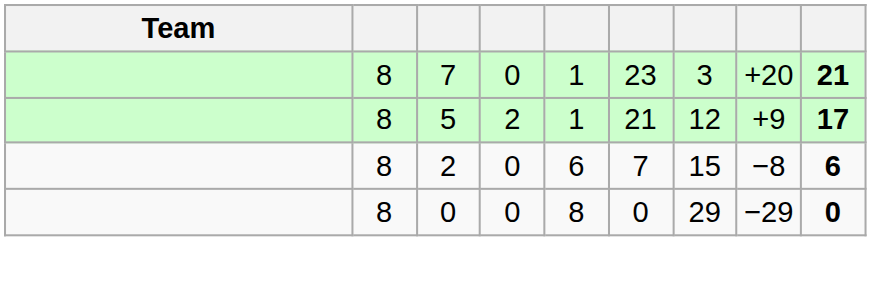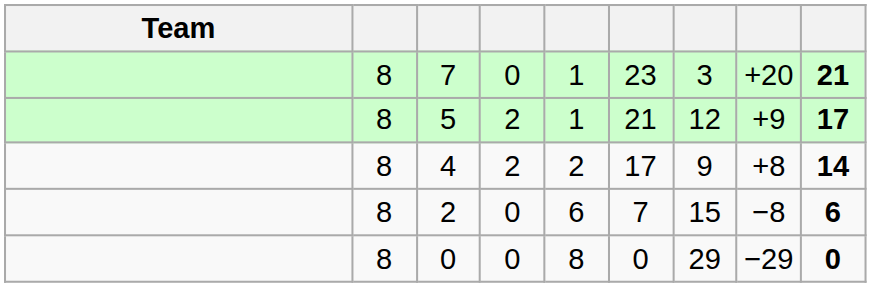+ row: (448, 166)
